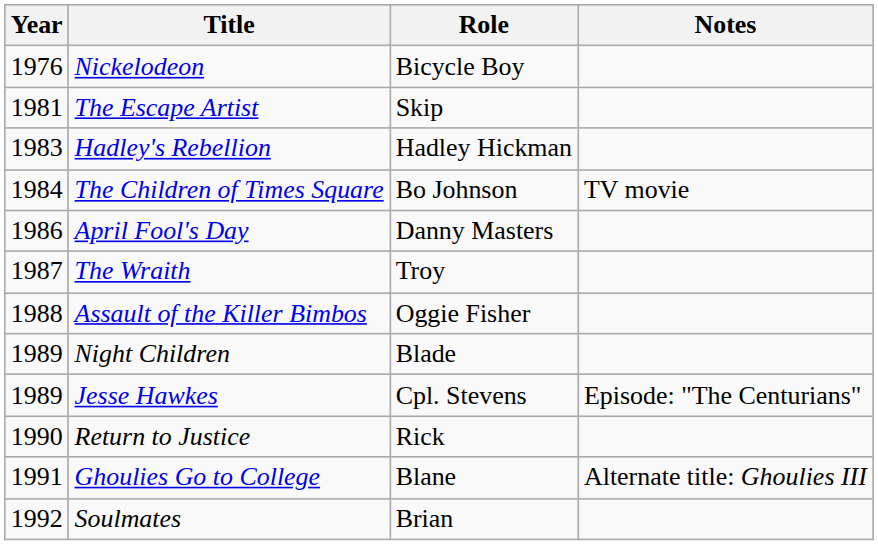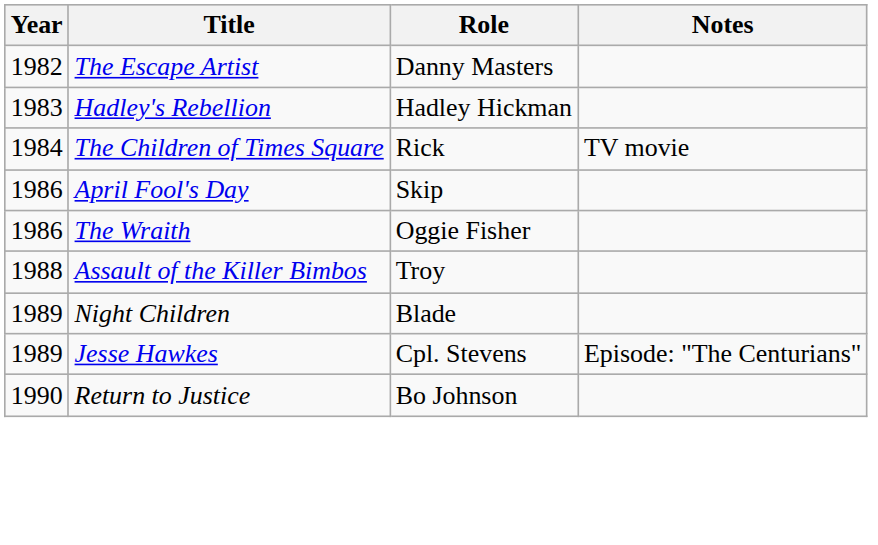- row: (139, 66)
(37, 107) 1981 -> (37, 66) 1982
(419, 107) Skip -> (474, 66) Danny Masters
(457, 189) Bo Johnson -> (420, 148) Rick
(474, 230) Danny Masters -> (419, 189) Skip
(37, 271) 1987 -> (37, 230) 1986
(420, 271) Troy -> (463, 230) Oggie Fisher
(463, 312) Oggie Fisher -> (420, 271) Troy
(420, 436) Rick -> (457, 395) Bo Johnson
- row: (197, 477)
- row: (128, 518)
